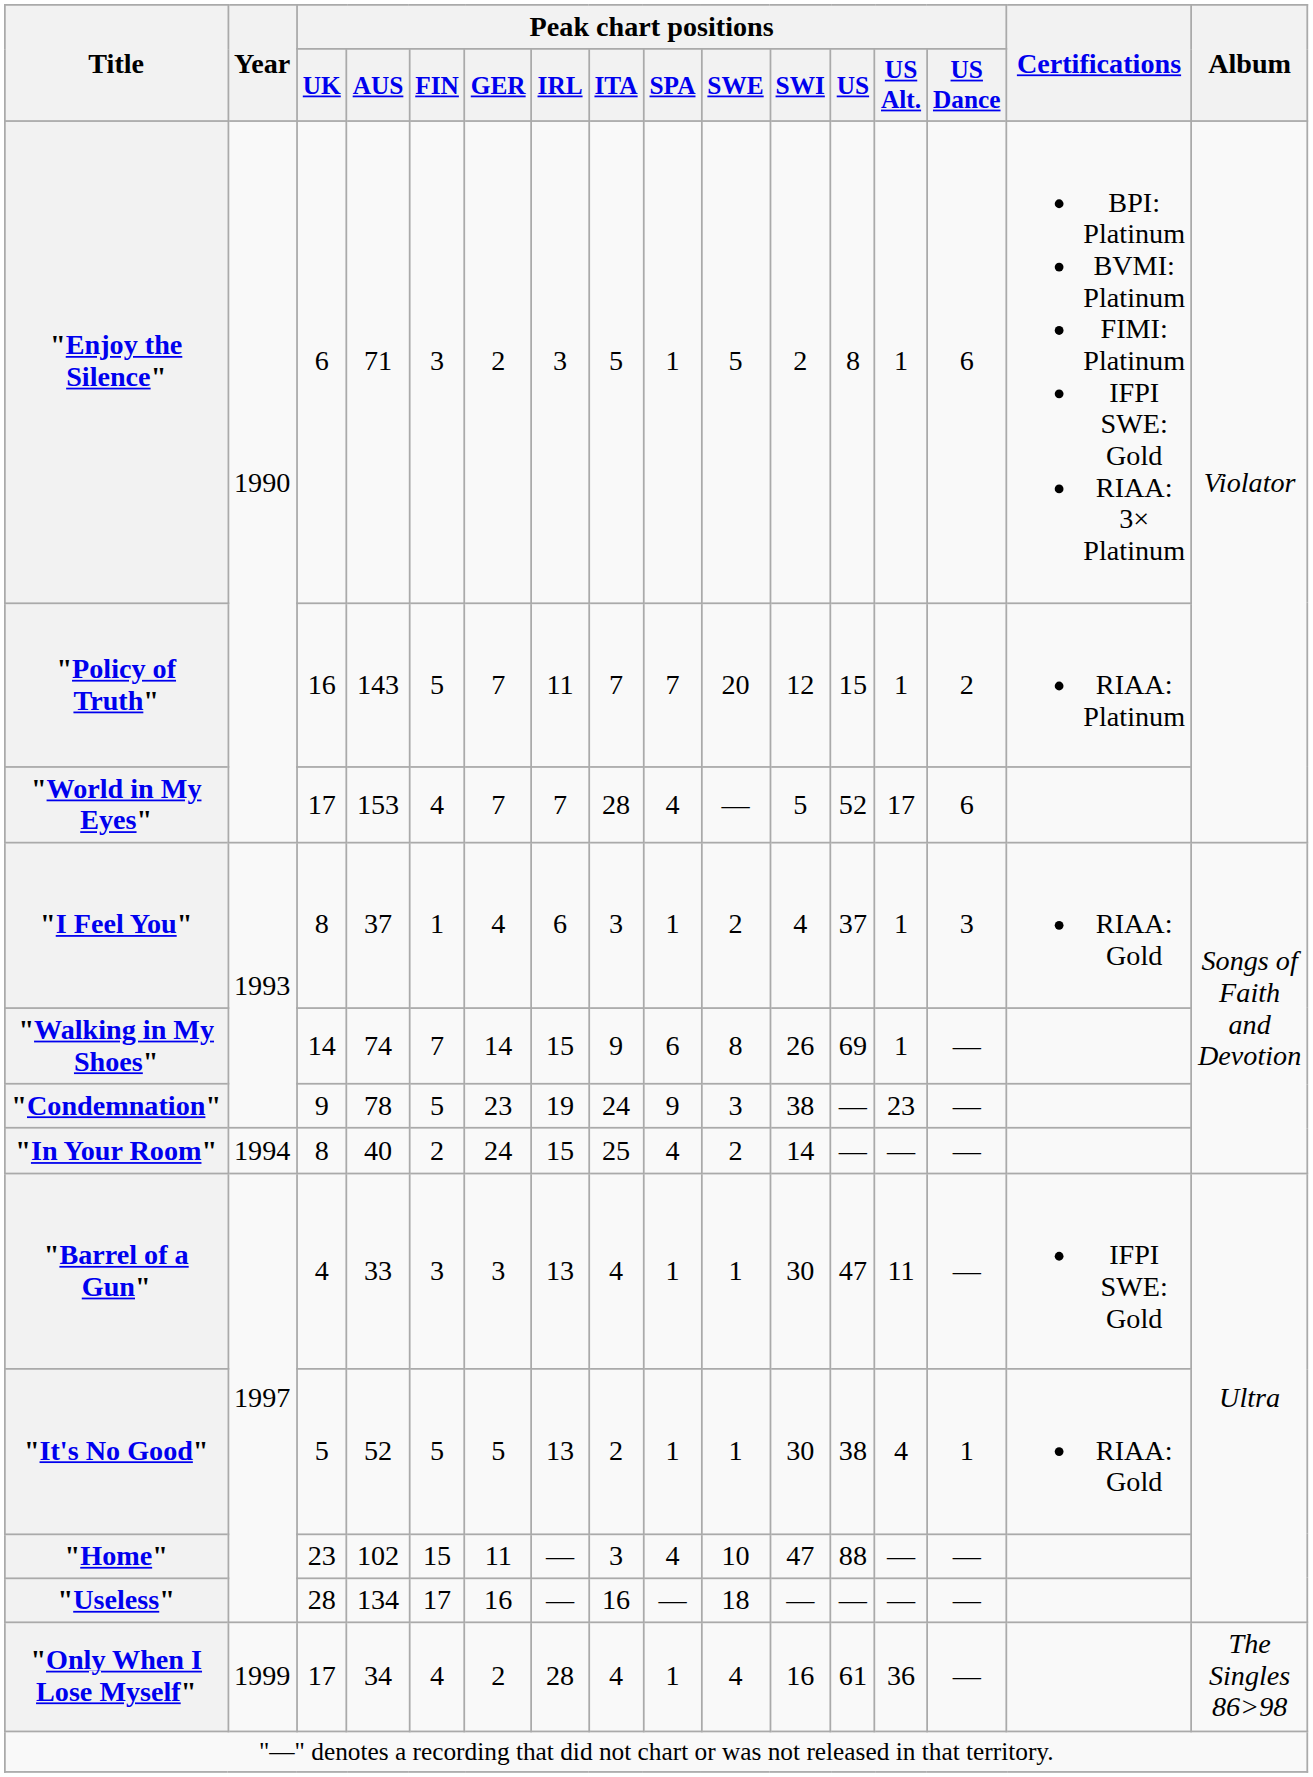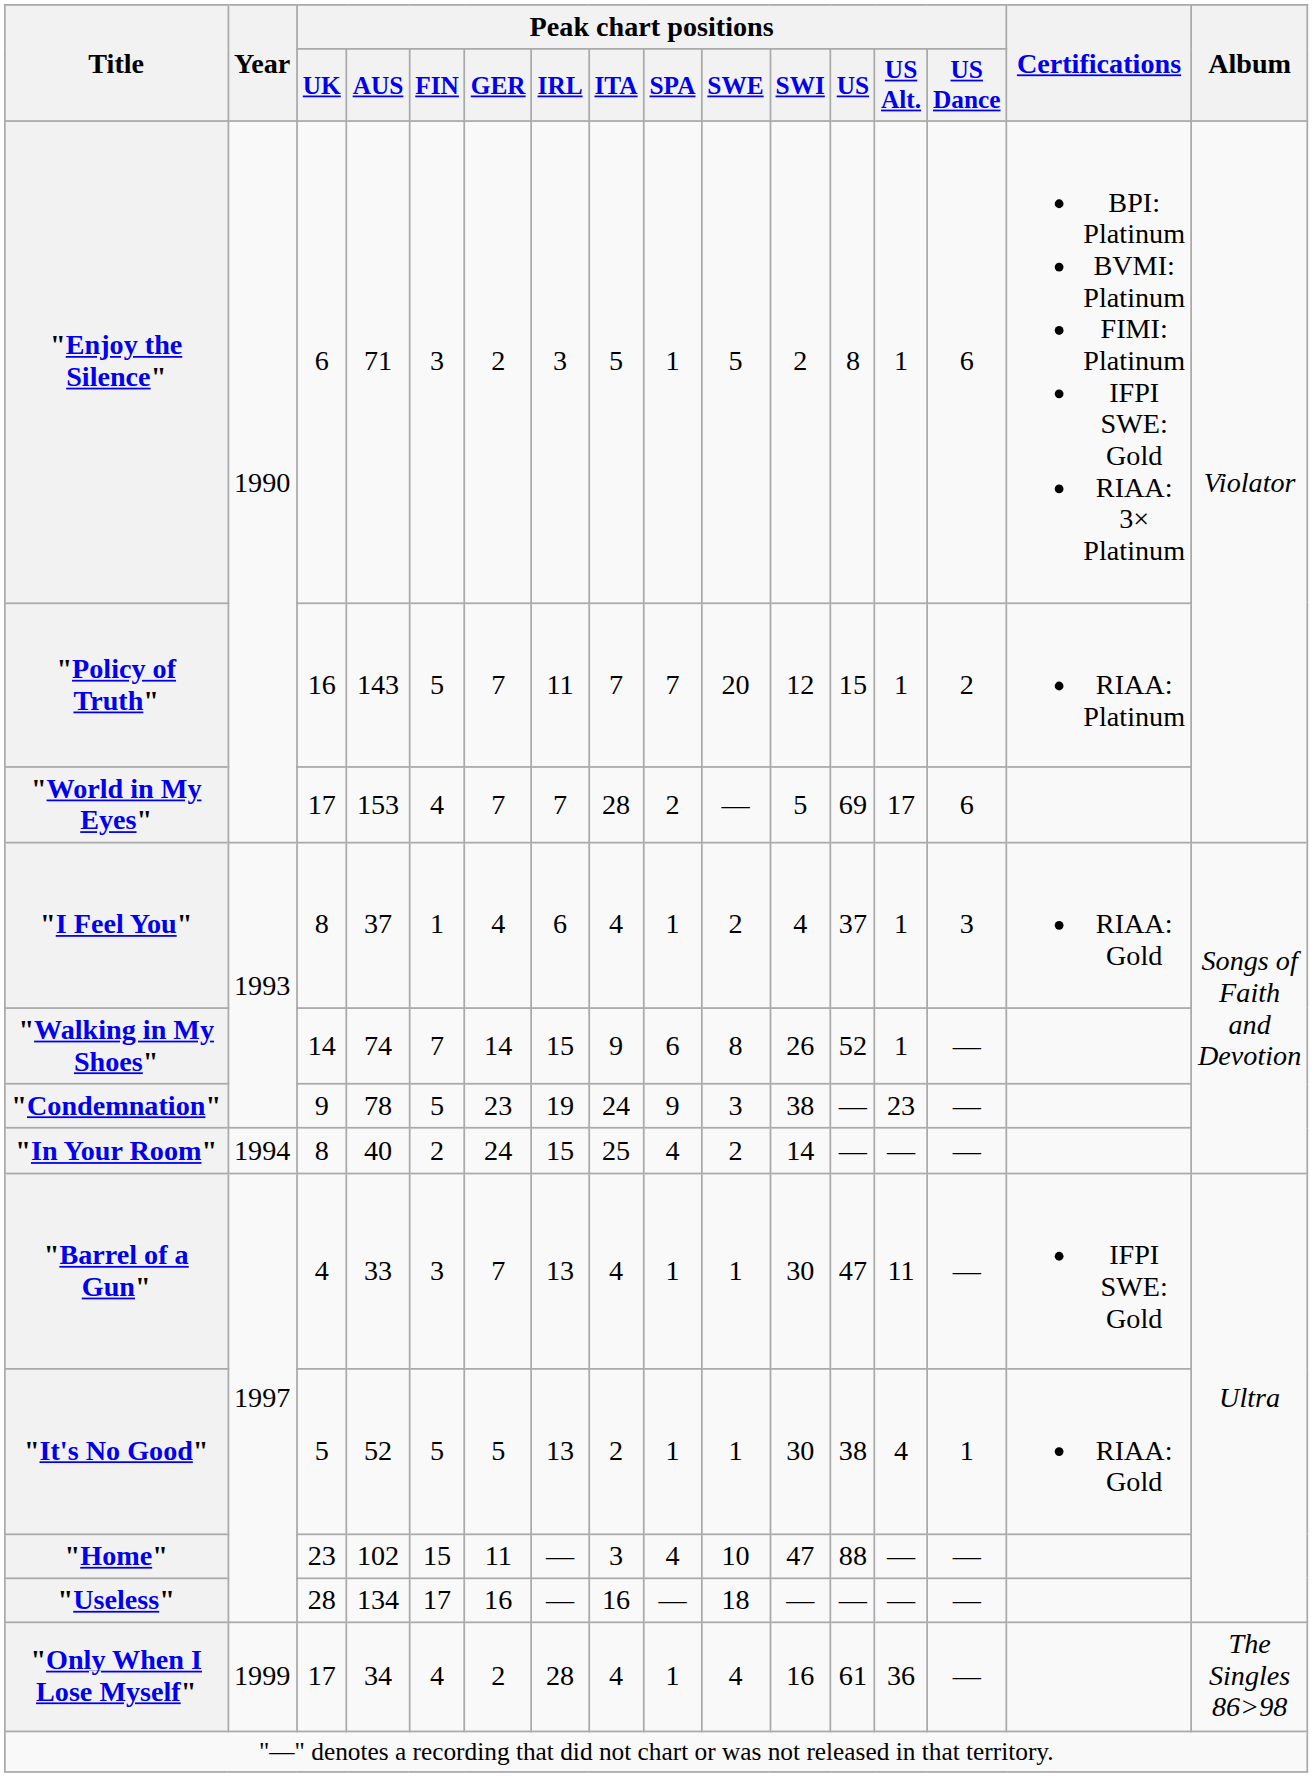(672, 804) 4 -> (672, 804) 2
(853, 804) 52 -> (853, 804) 69
(616, 924) 3 -> (616, 924) 4
(853, 1045) 69 -> (853, 1045) 52
(498, 1270) 3 -> (498, 1270) 7
